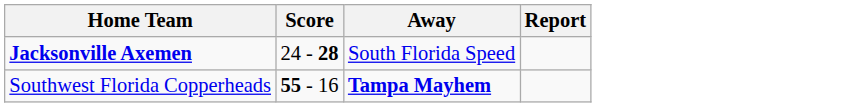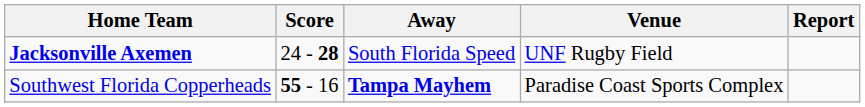+ column: (654, 20)
